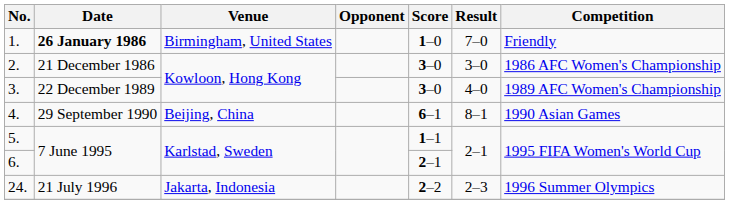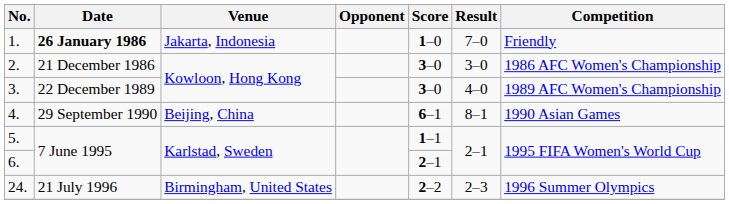(248, 41) Birmingham, United States -> (220, 41) Jakarta, Indonesia
(220, 187) Jakarta, Indonesia -> (248, 187) Birmingham, United States
